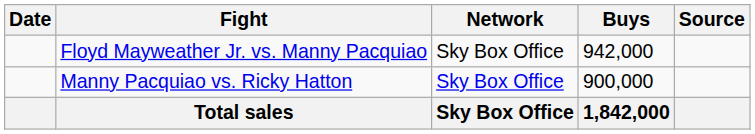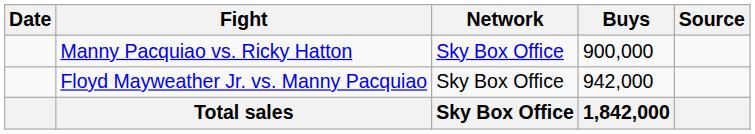rows swapped: (206, 81) <-> (244, 50)
